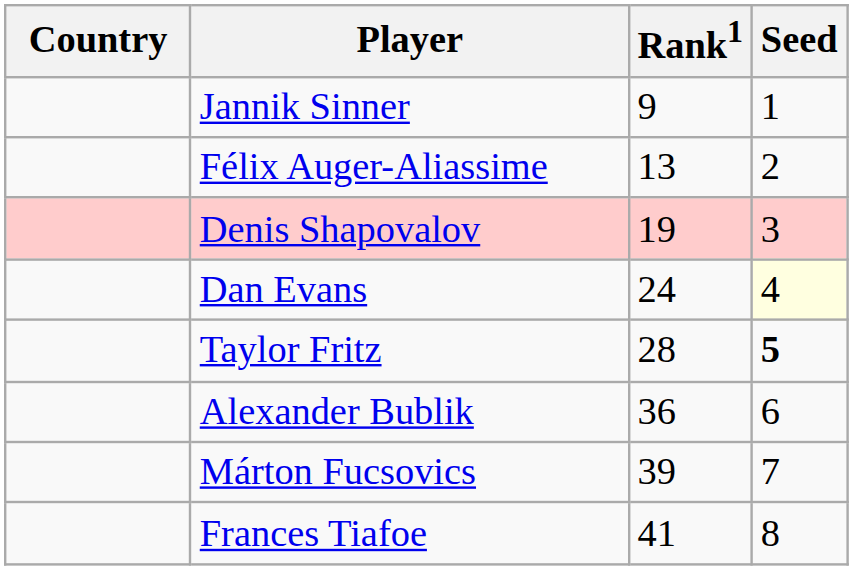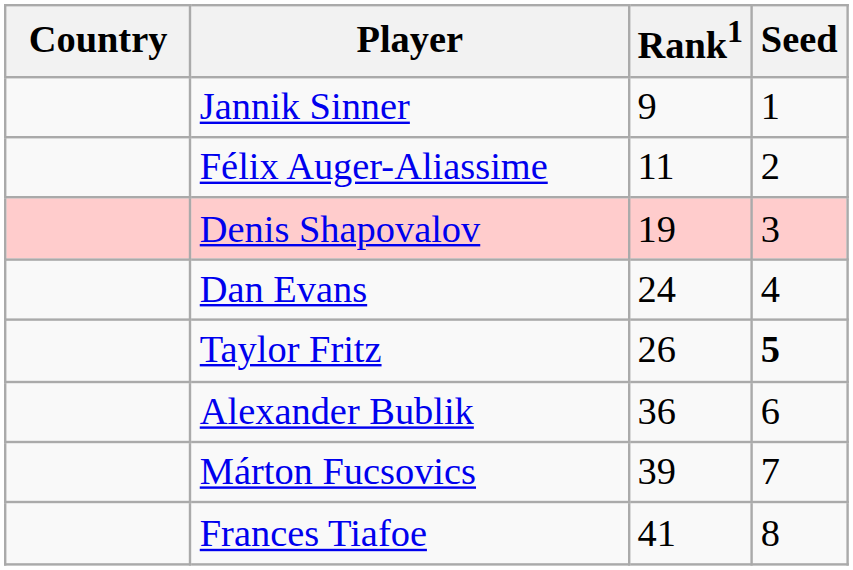(657, 167) 13 -> (656, 167) 11
(770, 288) lightyellow background -> (770, 288) no background
(657, 349) 28 -> (657, 349) 26
